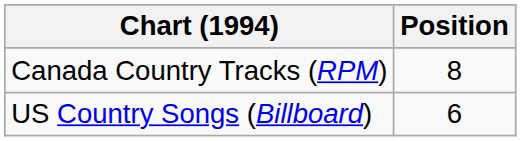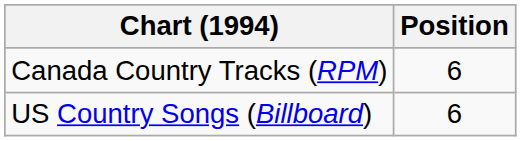(454, 69) 8 -> (454, 69) 6
